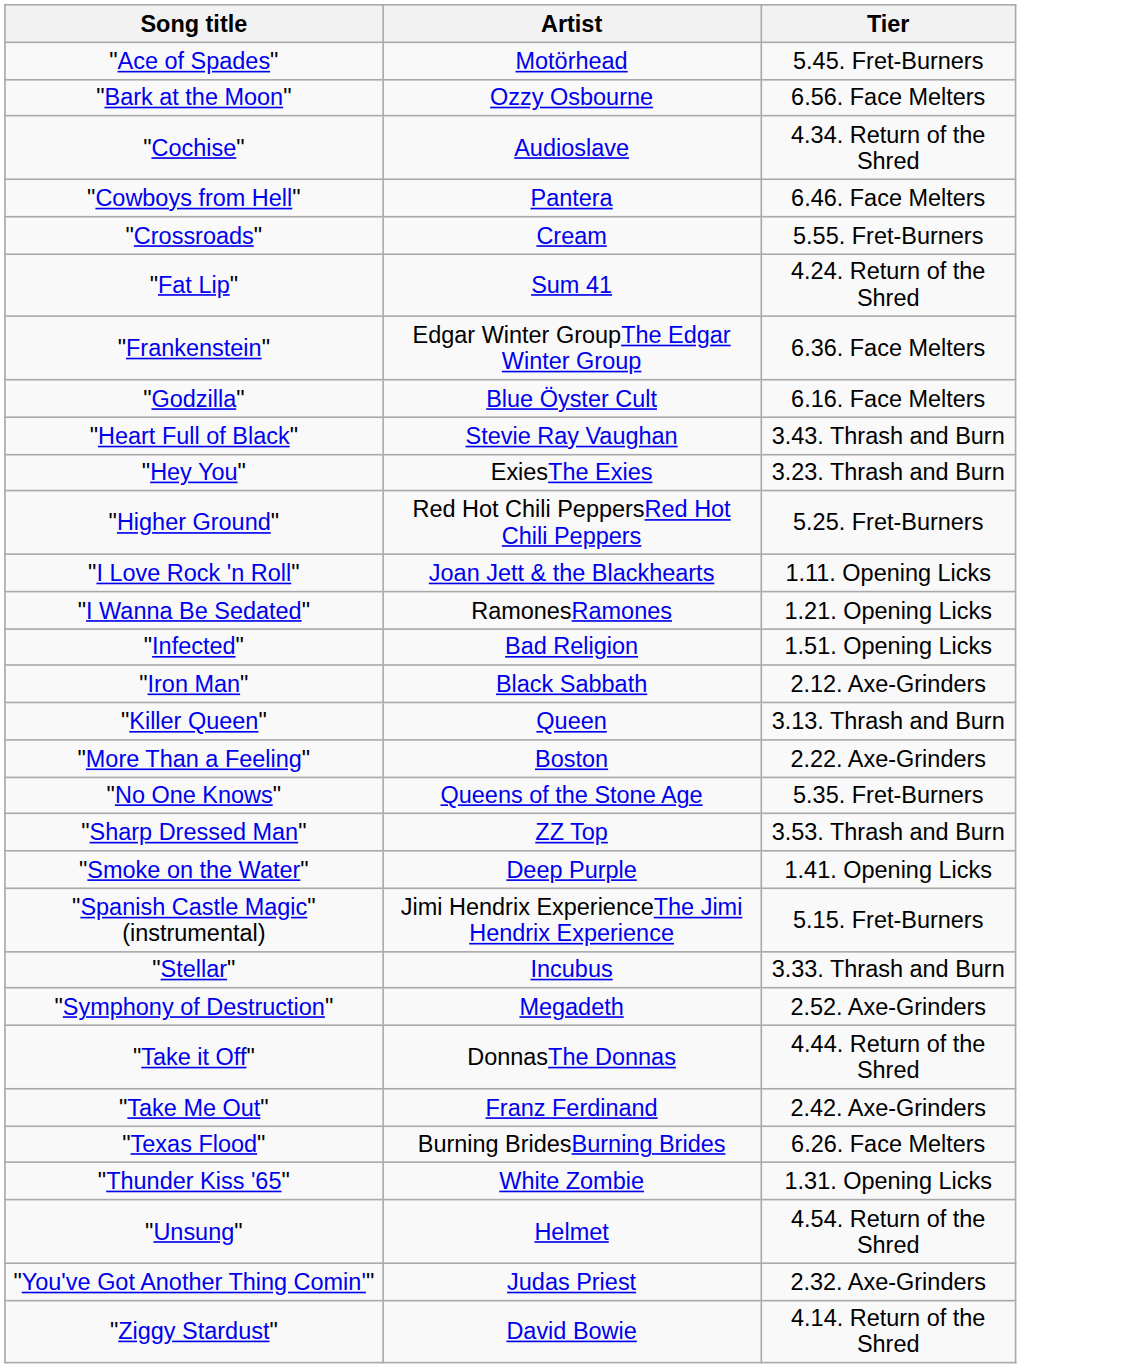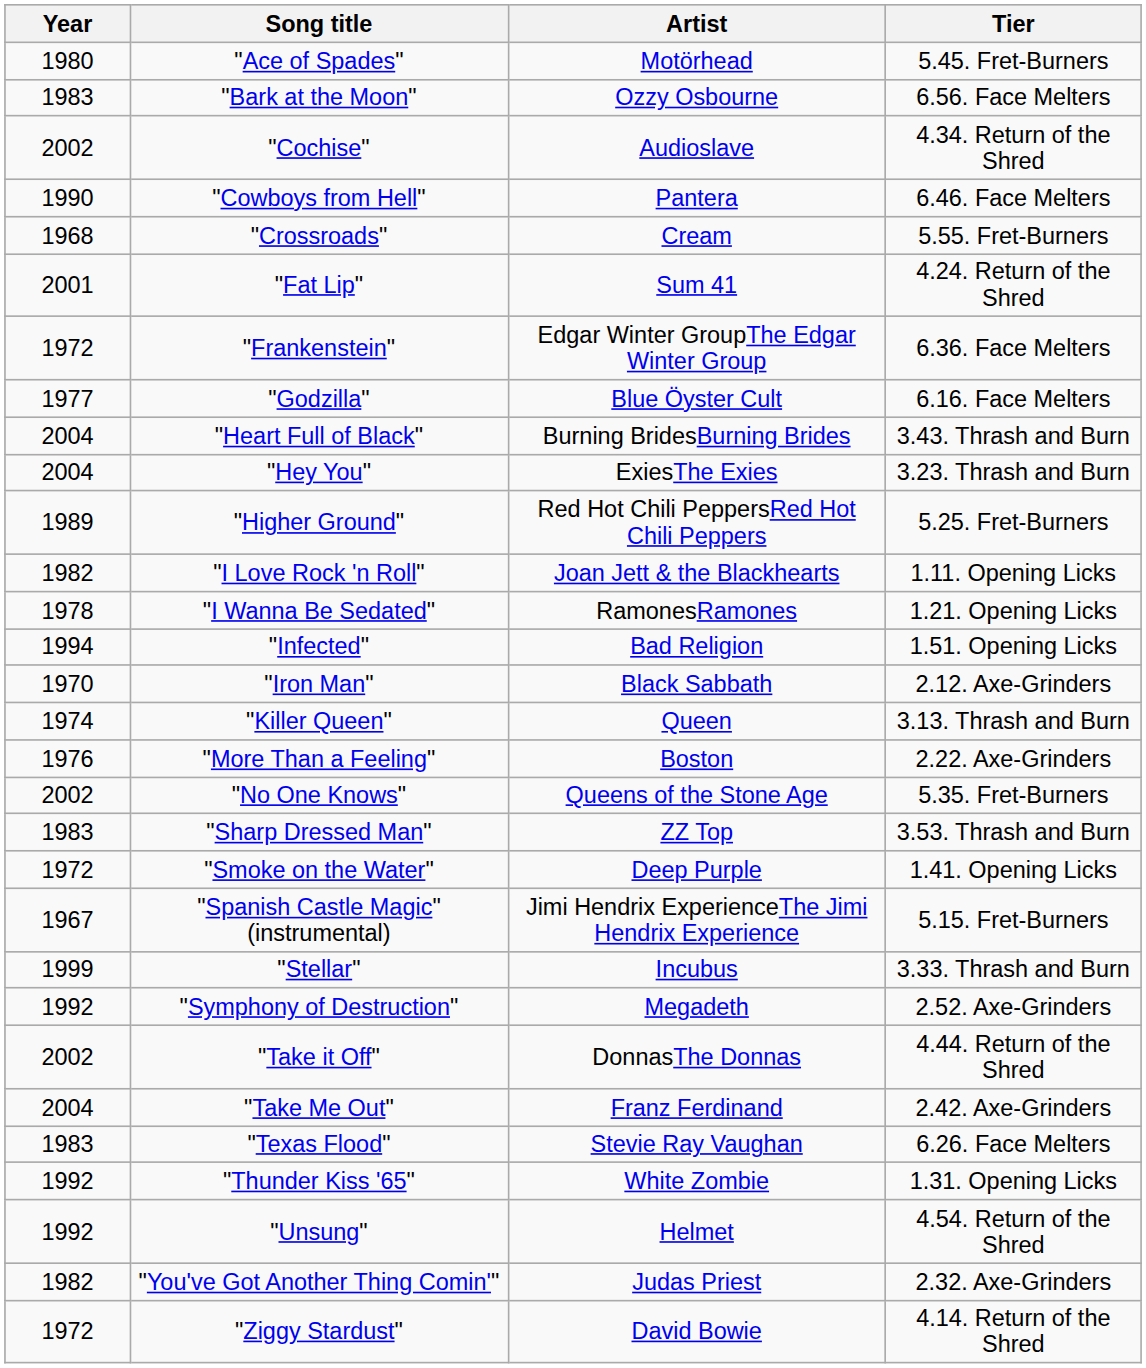+ column: (68, 23)
(572, 435) Stevie Ray Vaughan -> (697, 435) Burning BridesBurning Brides
(572, 1144) Burning BridesBurning Brides -> (697, 1144) Stevie Ray Vaughan
